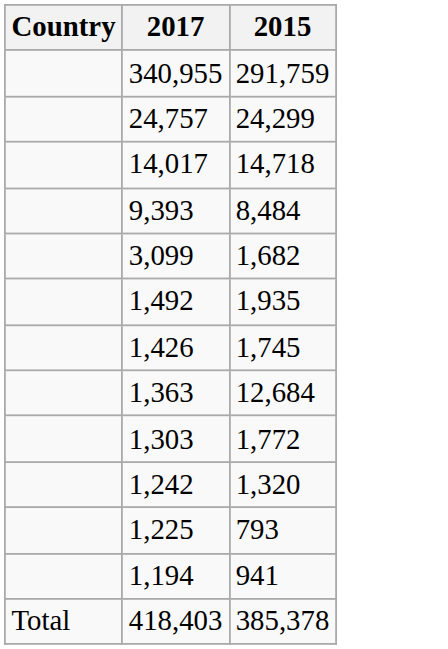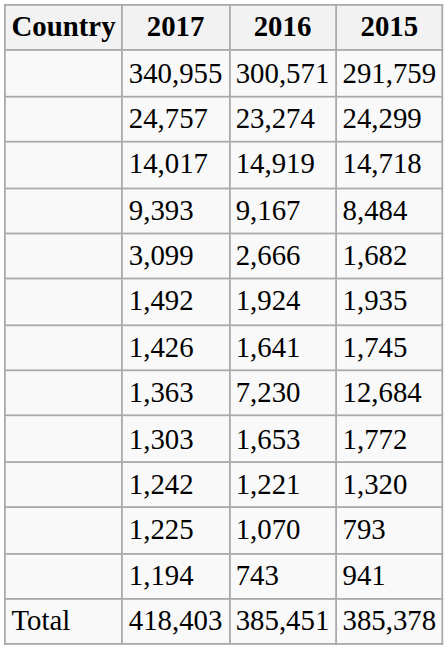+ column: (282, 27)
